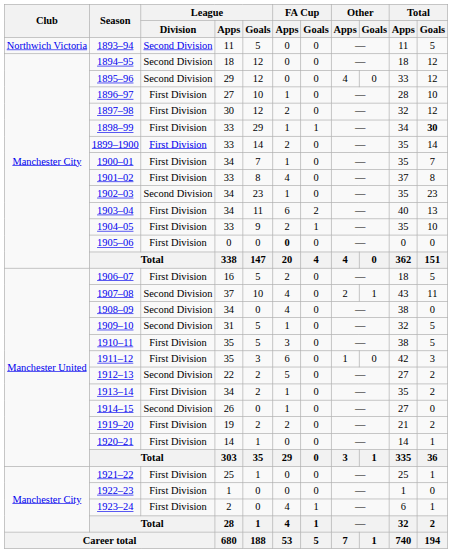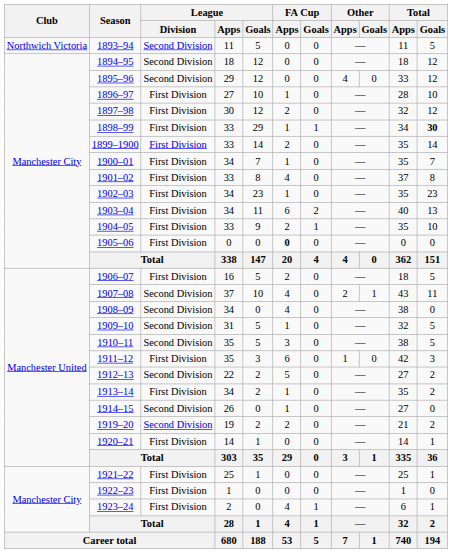(178, 194) Second Division -> (178, 194) First Division
(178, 342) First Division -> (178, 342) Second Division
(178, 425) First Division -> (178, 425) Second Division
